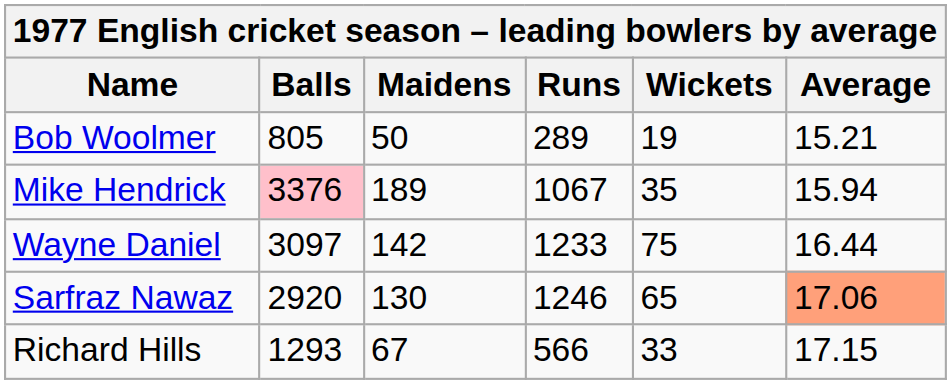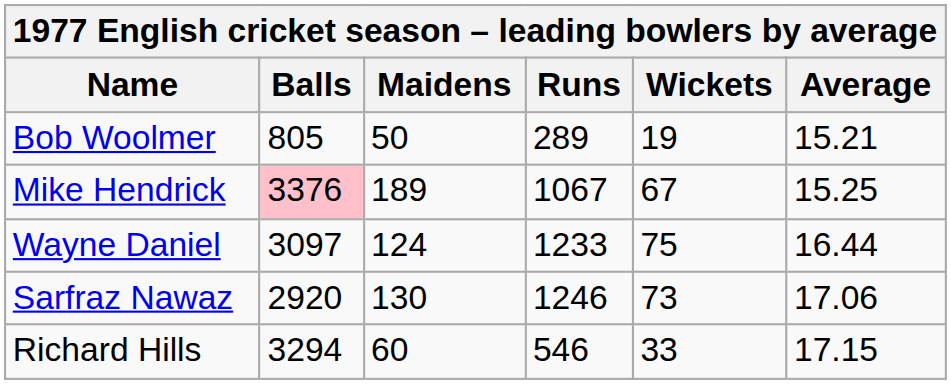(659, 191) 35 -> (659, 191) 67
(836, 191) 15.94 -> (836, 191) 15.25
(399, 244) 142 -> (399, 244) 124
(659, 297) 65 -> (659, 297) 73
(836, 297) lightsalmon background -> (836, 297) no background
(305, 350) 1293 -> (305, 350) 3294
(390, 350) 67 -> (390, 350) 60
(561, 350) 566 -> (561, 350) 546
